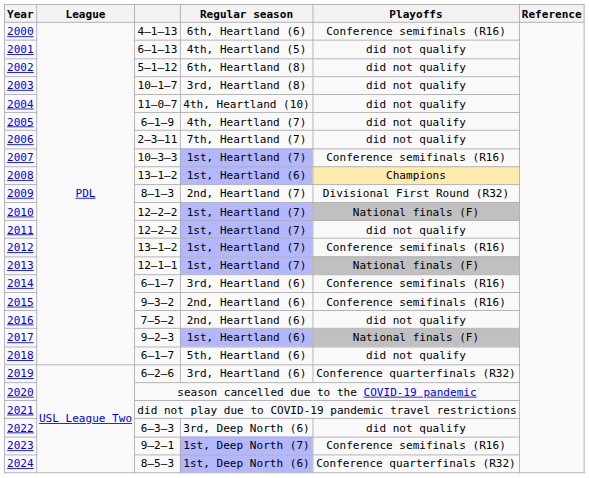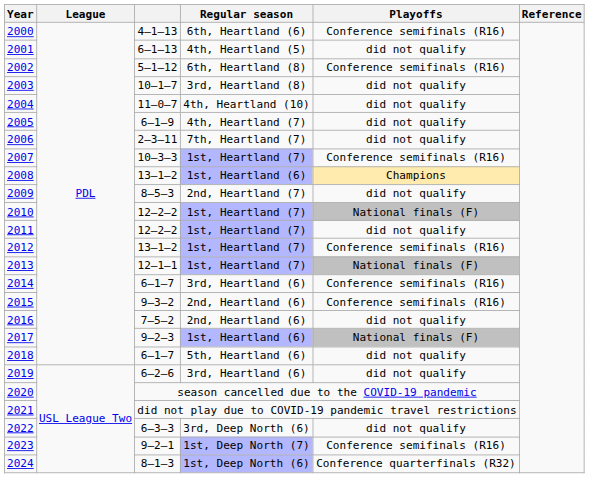(416, 67) did not qualify -> (416, 67) Conference semifinals (R16)
(157, 194) 8–1–3 -> (157, 194) 8–5–3
(416, 194) Divisional First Round (R32) -> (416, 194) did not qualify
(416, 374) Conference quarterfinals (R32) -> (416, 374) did not qualify
(157, 464) 8–5–3 -> (157, 464) 8–1–3
